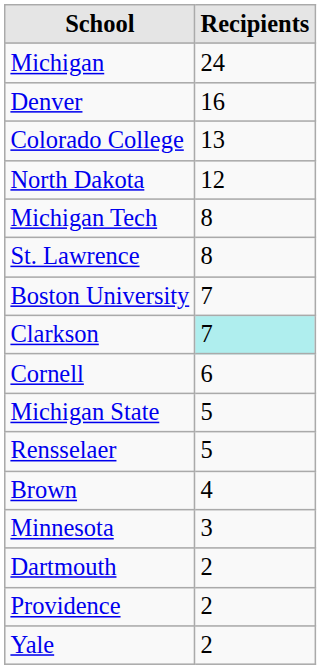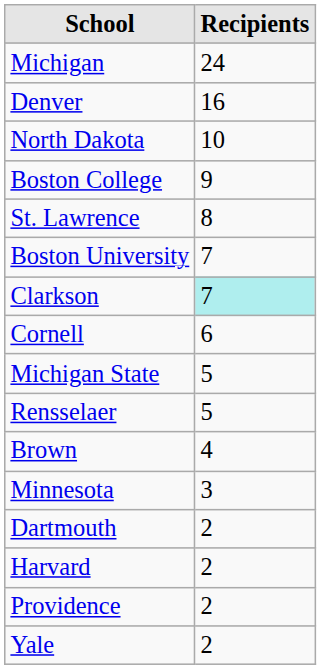- row: (97, 140)
(213, 179) 12 -> (213, 140) 10
+ row: (86, 179)
- row: (84, 218)
+ row: (51, 567)
